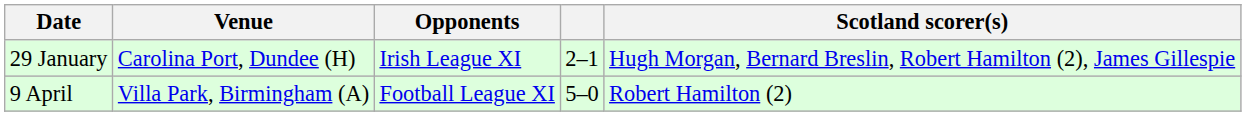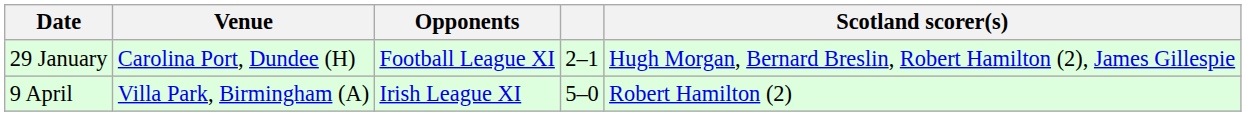(450, 57) Irish League XI -> (467, 57) Football League XI
(467, 93) Football League XI -> (450, 93) Irish League XI
